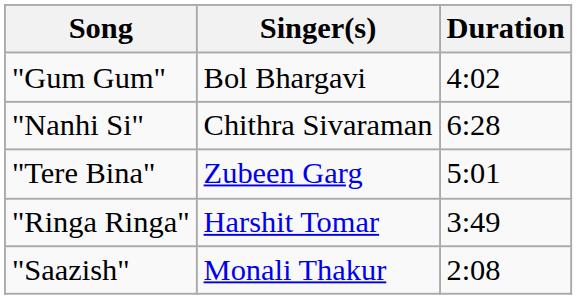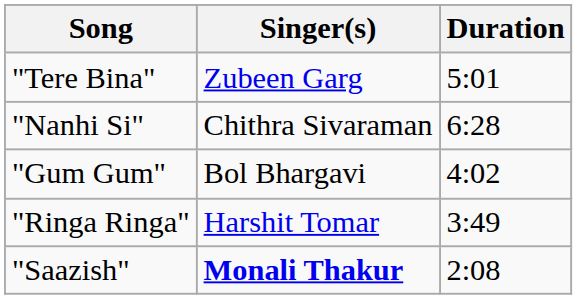rows swapped: (84, 173) <-> (89, 76)
(295, 269) normal -> (303, 269) bold
